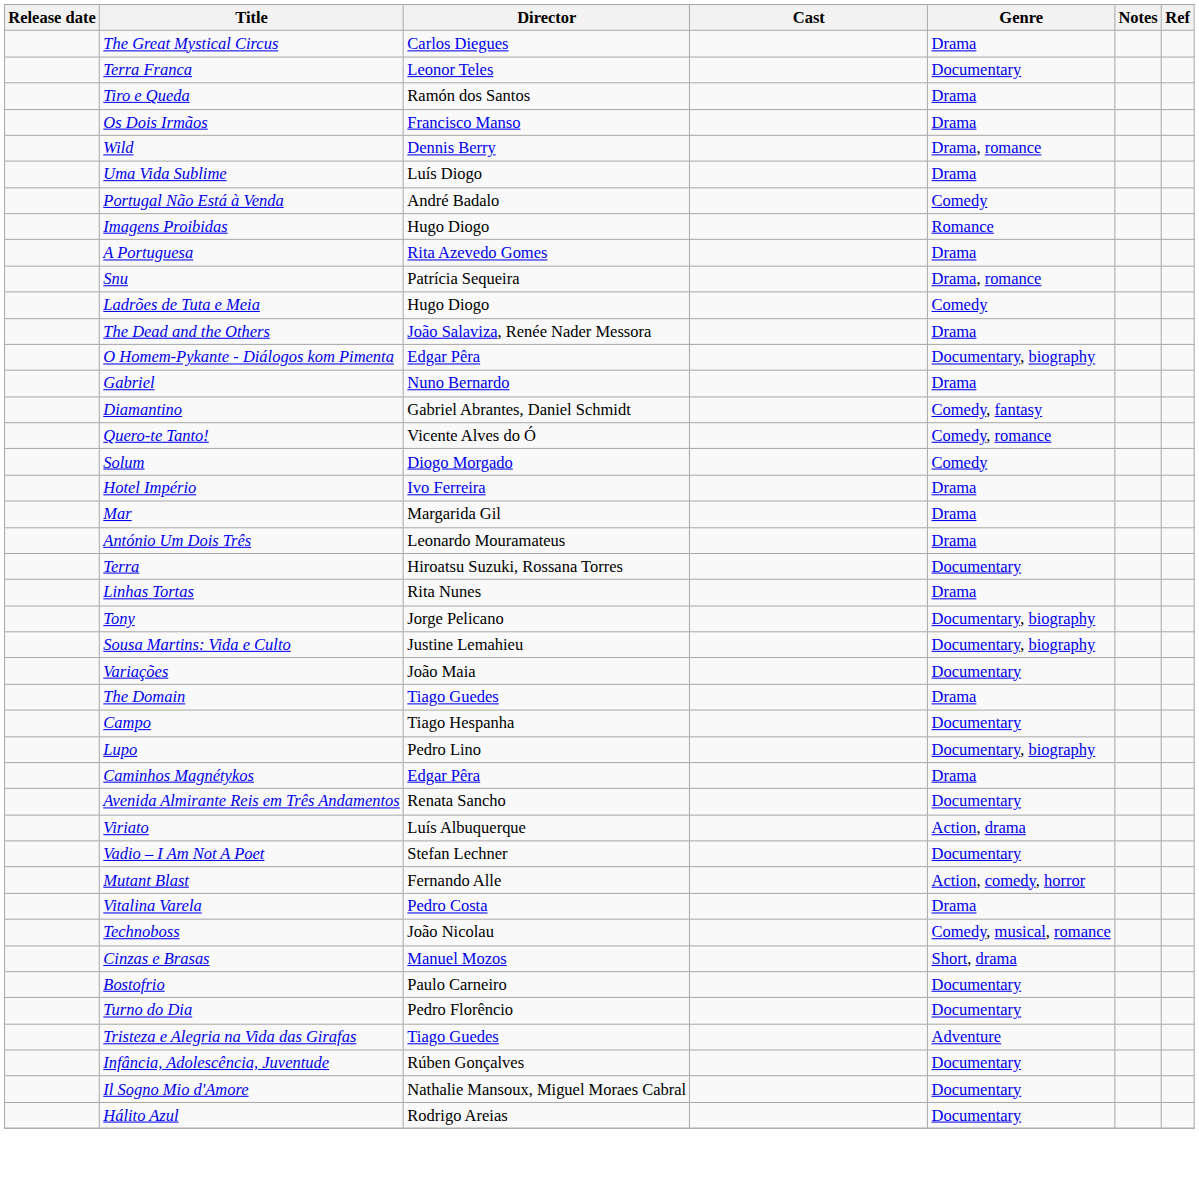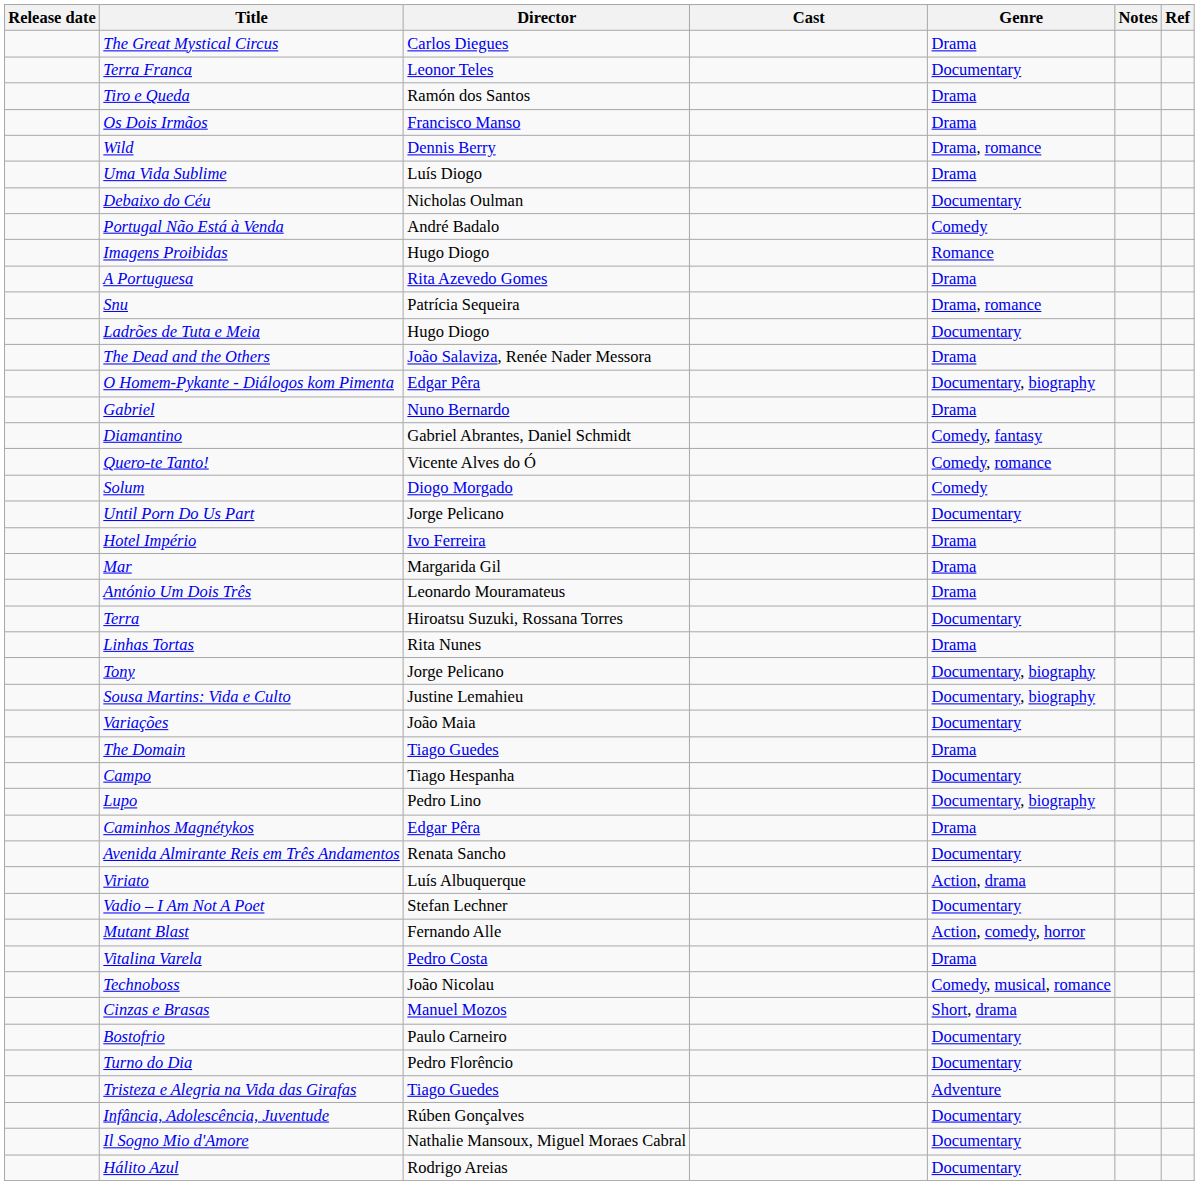+ row: (157, 200)
(959, 305) Comedy -> (976, 331) Documentary
+ row: (179, 514)
